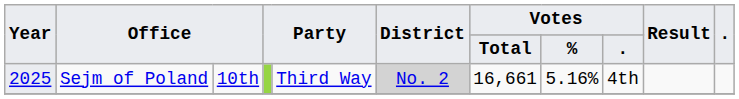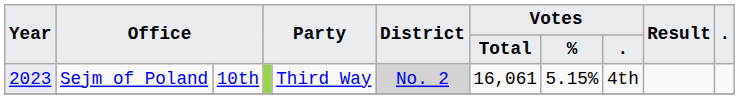(30, 79) 2025 -> (30, 79) 2023
(505, 79) 16,661 -> (505, 79) 16,061
(572, 79) 5.16% -> (572, 79) 5.15%
